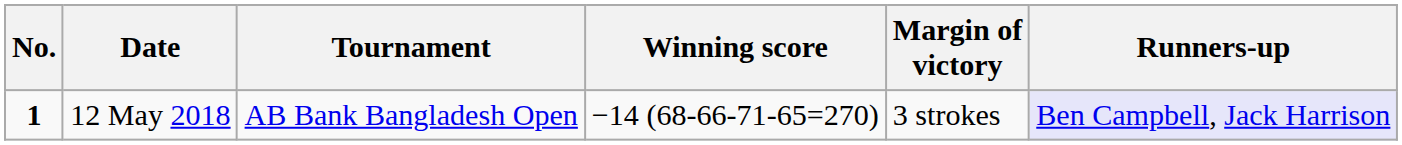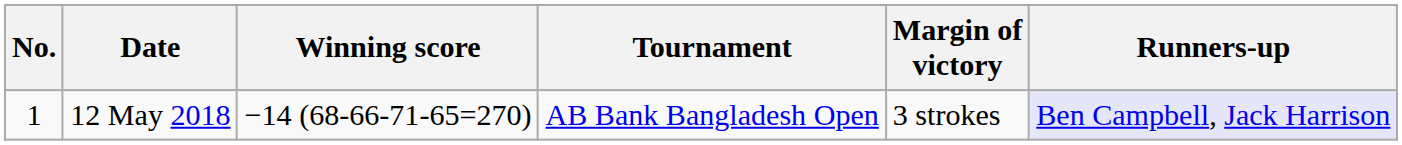columns swapped: (411, 47) <-> (735, 47)
(34, 114) bold -> (34, 114) normal
